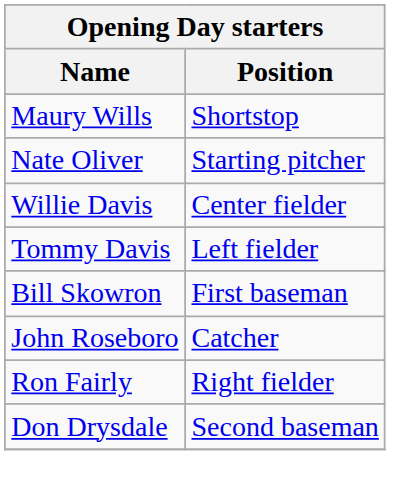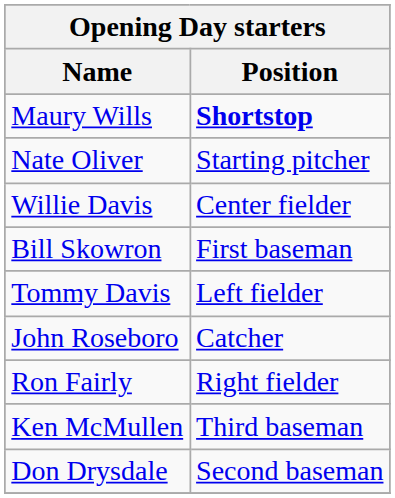(245, 115) normal -> (254, 115) bold
rows swapped: (91, 248) <-> (86, 293)
+ row: (97, 426)
